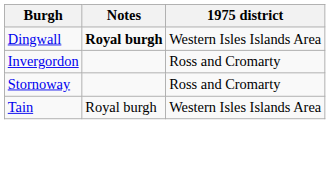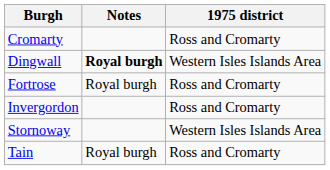+ row: (35, 38)
+ row: (32, 84)
(225, 84) Ross and Cromarty -> (245, 130) Western Isles Islands Area
(245, 107) Western Isles Islands Area -> (225, 152) Ross and Cromarty
